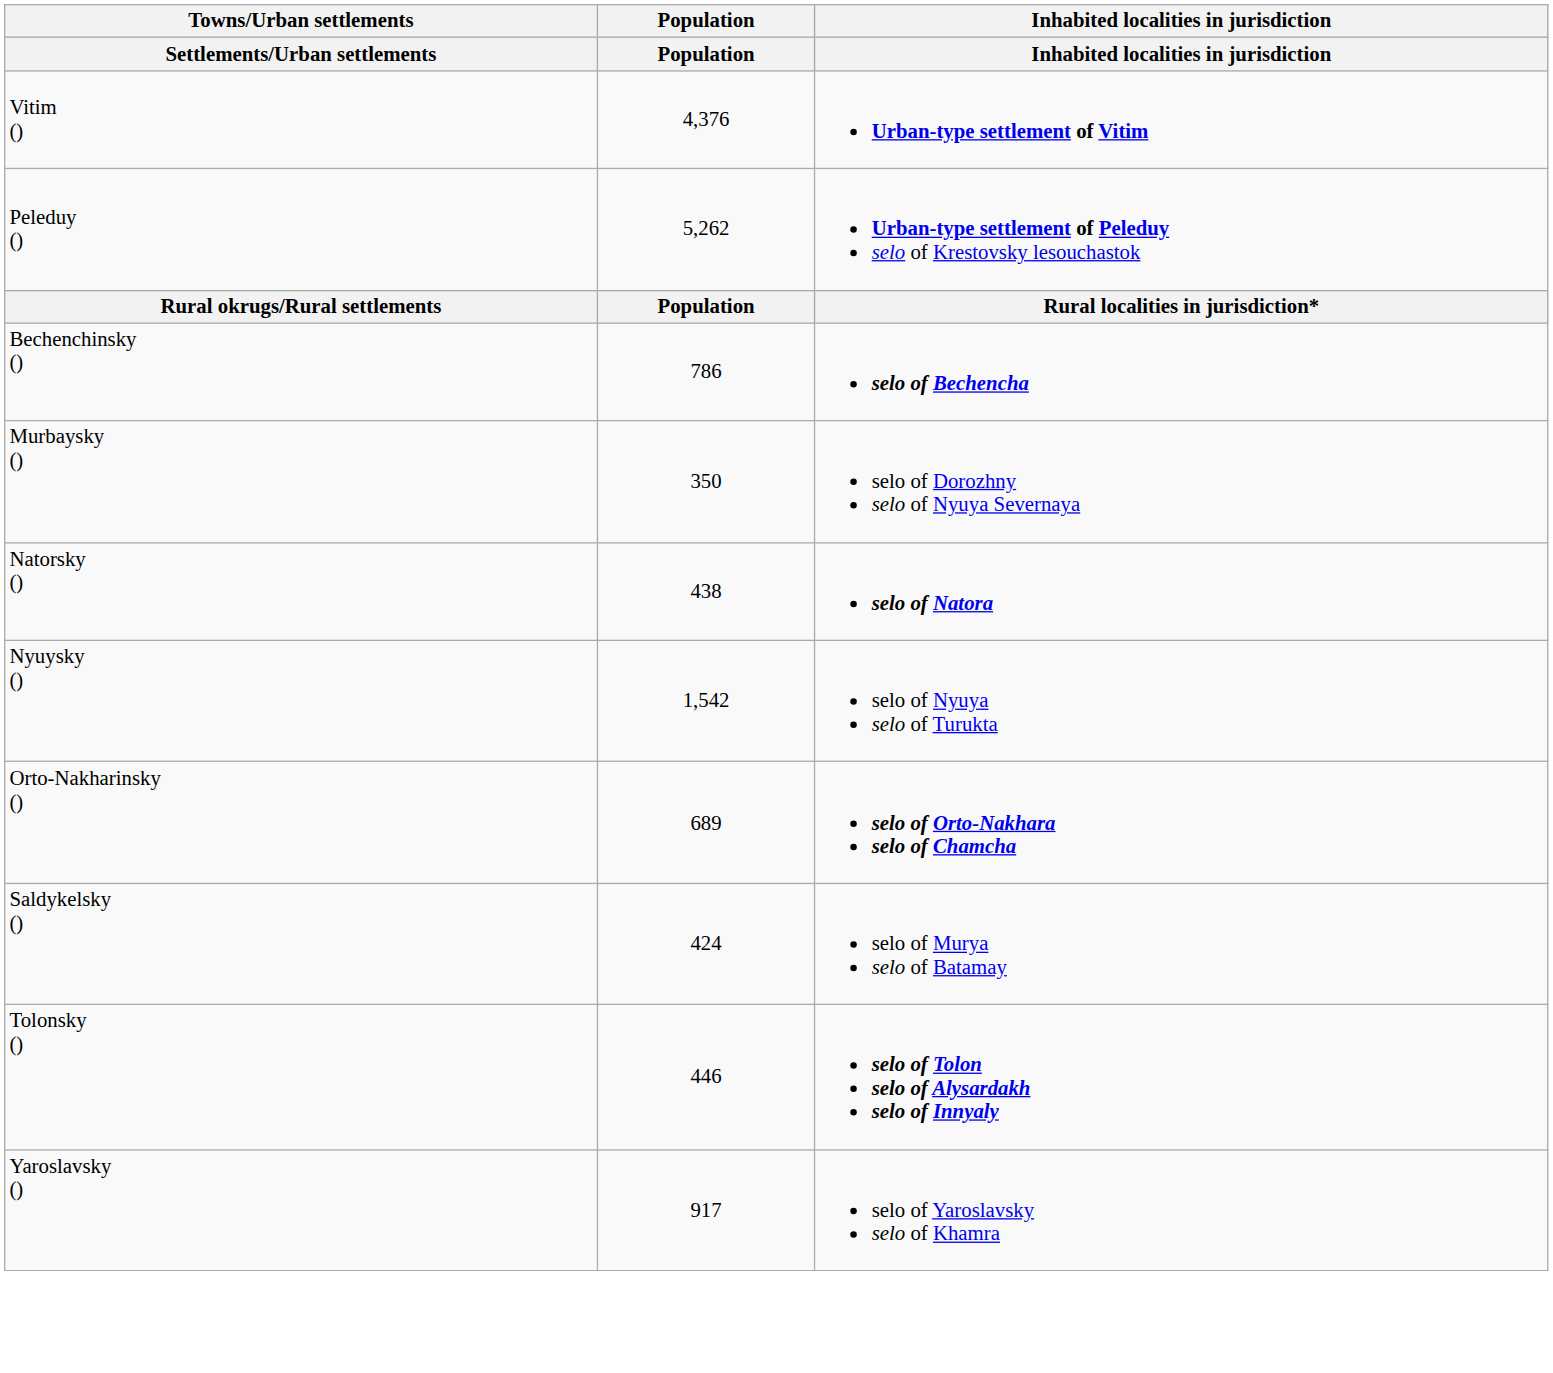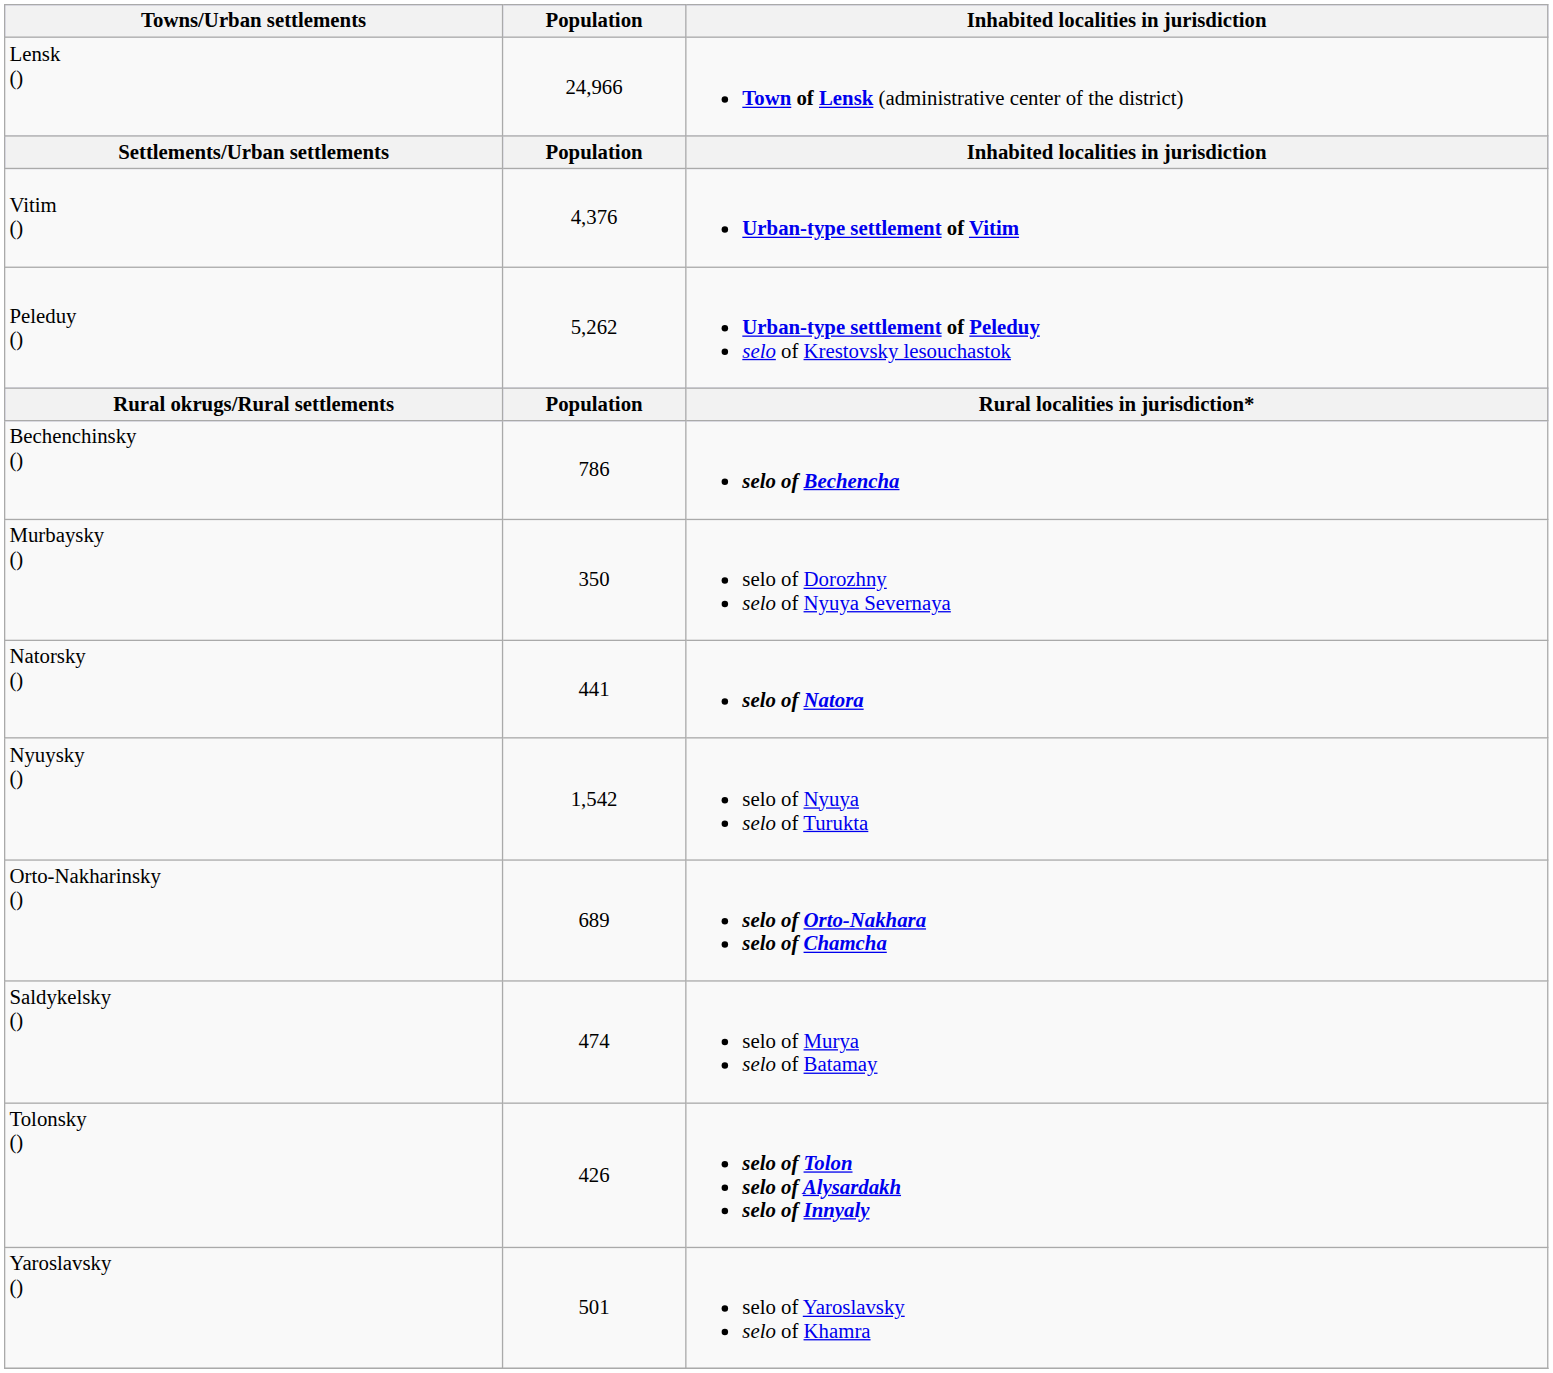+ row: (35, 65)
(706, 591) 438 -> (594, 689) 441
(706, 943) 424 -> (594, 1041) 474
(706, 1076) 446 -> (594, 1174) 426
(706, 1209) 917 -> (594, 1307) 501
